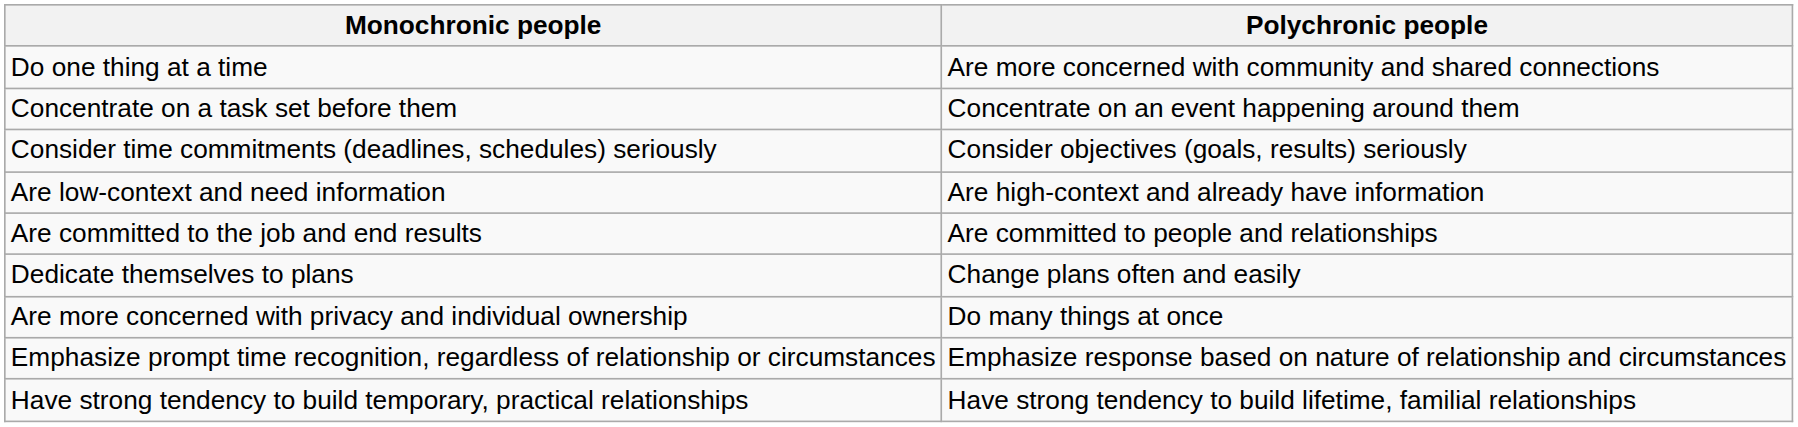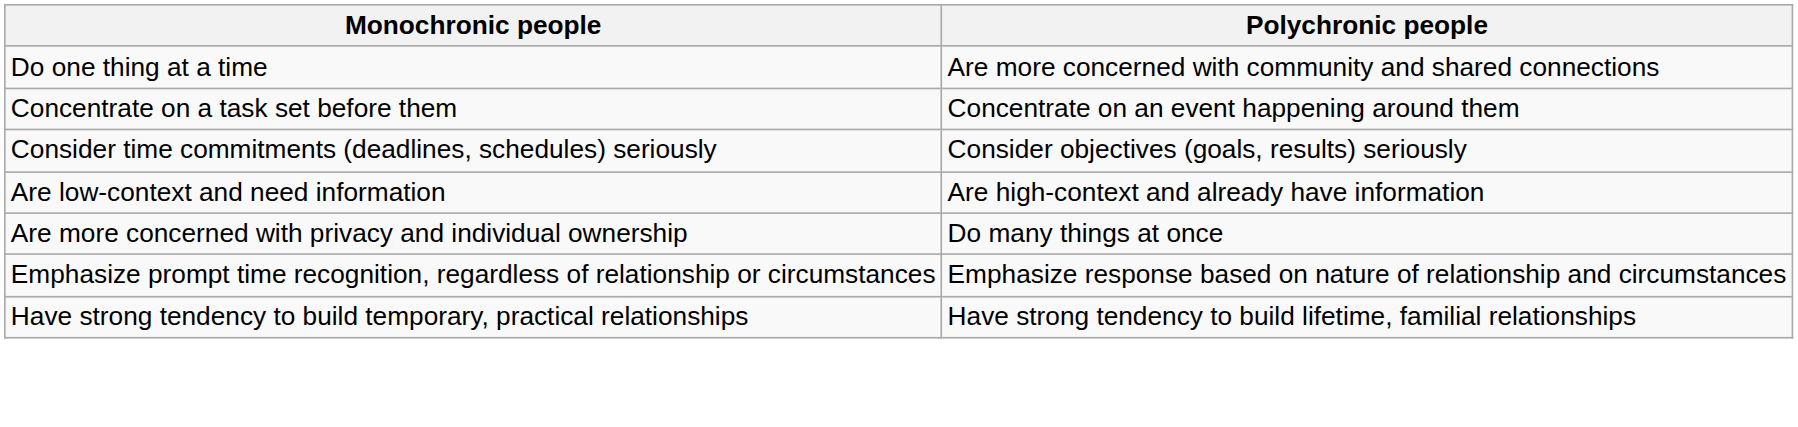- row: (246, 233)
- row: (182, 274)
